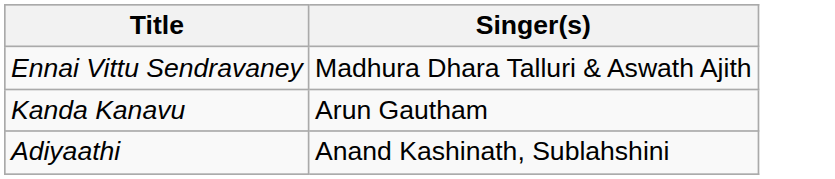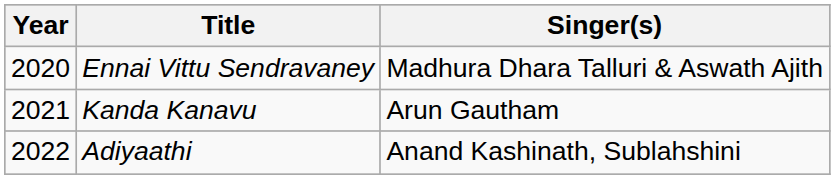+ column: (40, 25)
